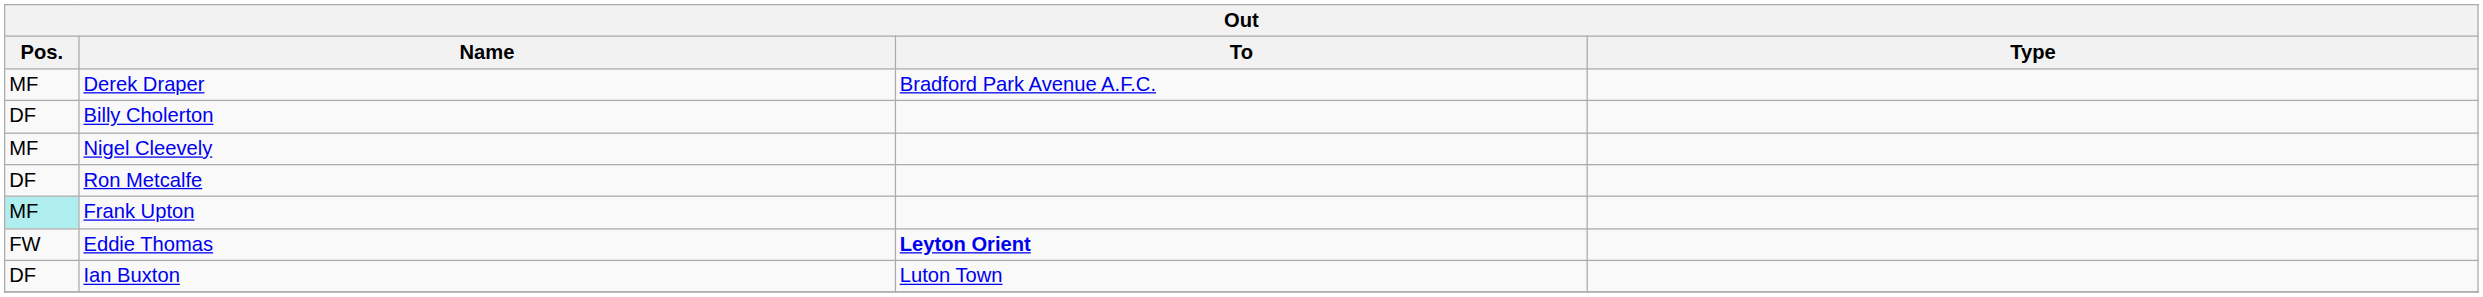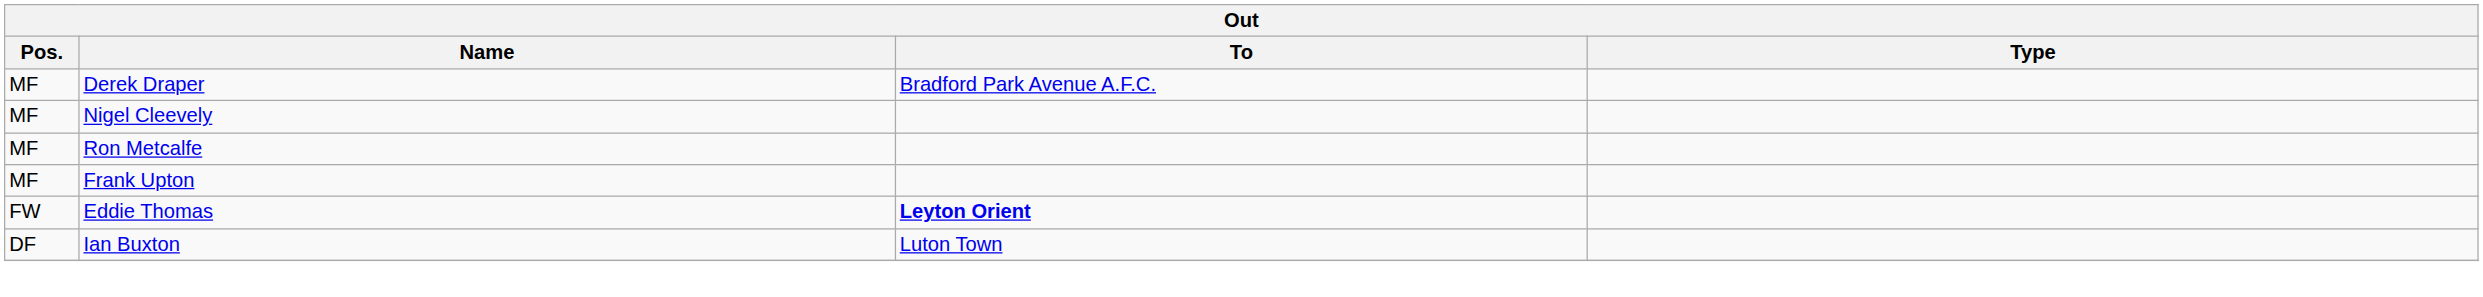- row: (148, 116)
(23, 180) DF -> (24, 148) MF
(24, 212) paleturquoise background -> (24, 180) no background
